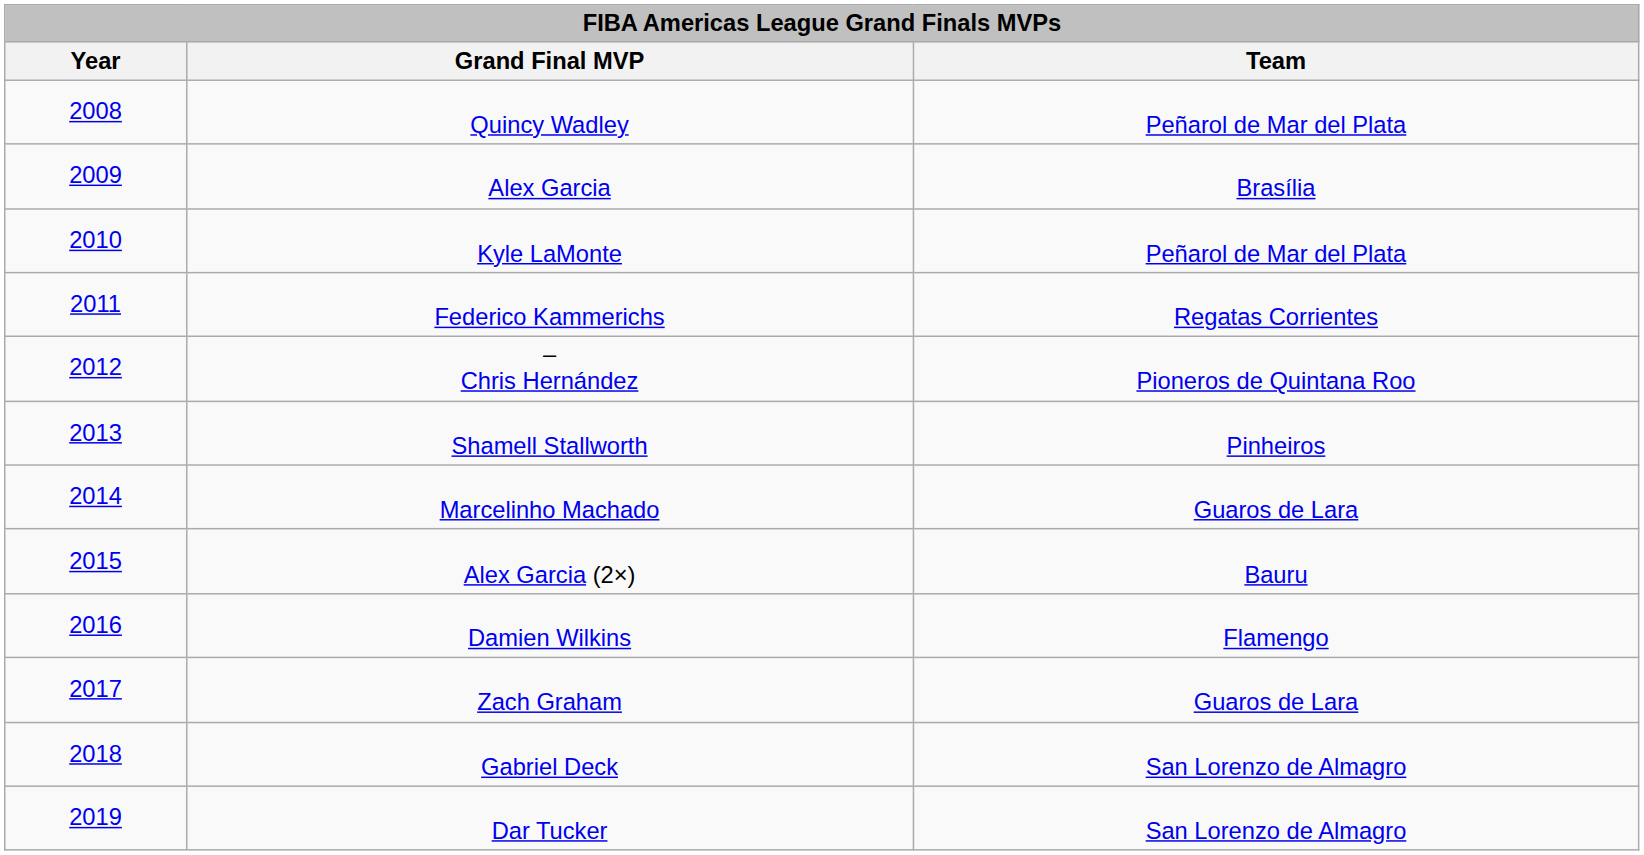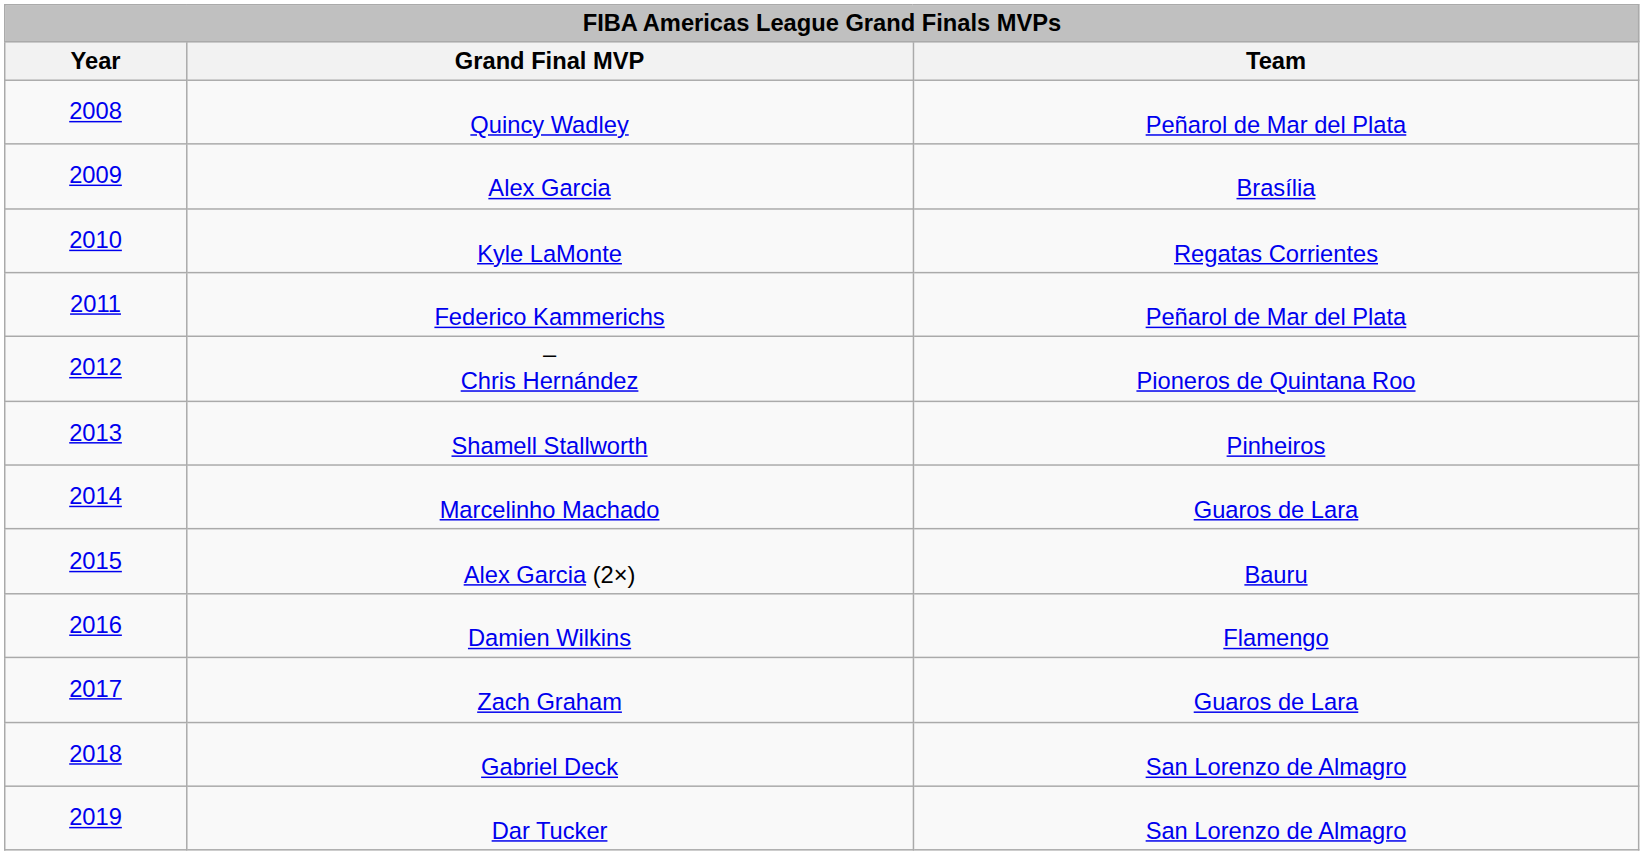(1276, 253) Peñarol de Mar del Plata -> (1276, 253) Regatas Corrientes
(1276, 317) Regatas Corrientes -> (1276, 317) Peñarol de Mar del Plata
